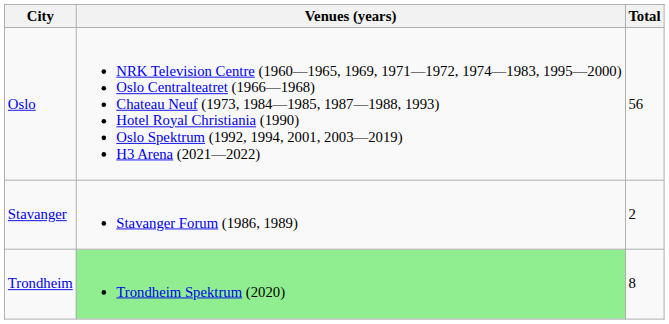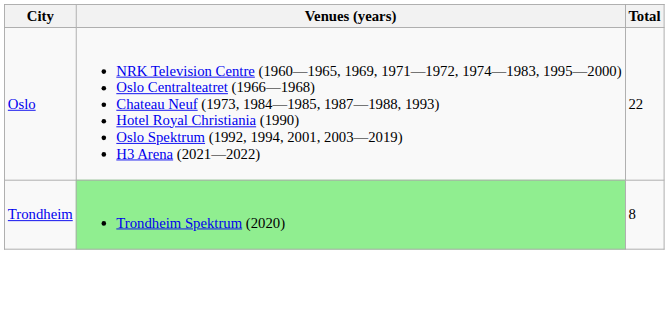(636, 103) 56 -> (636, 103) 22
- row: (37, 214)
